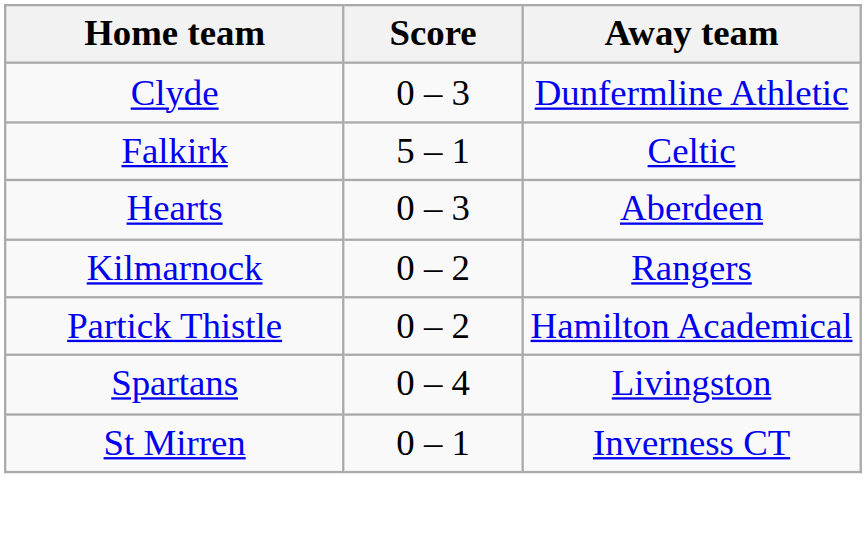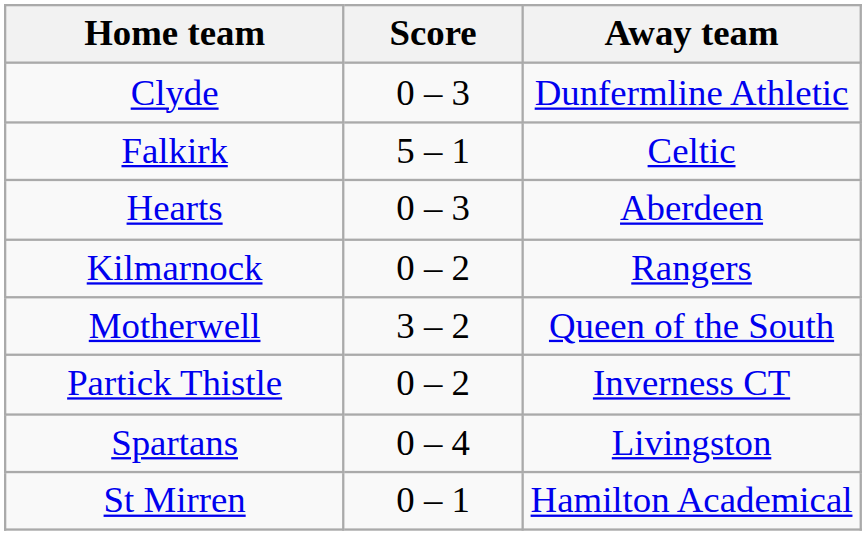+ row: (175, 325)
(692, 325) Hamilton Academical -> (692, 383) Inverness CT
(692, 442) Inverness CT -> (692, 500) Hamilton Academical
